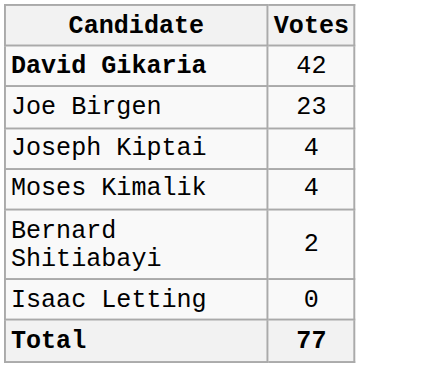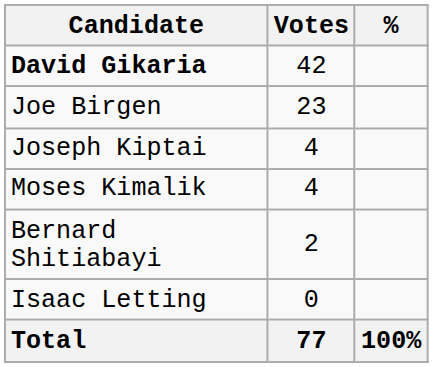+ column: (391, 25)
